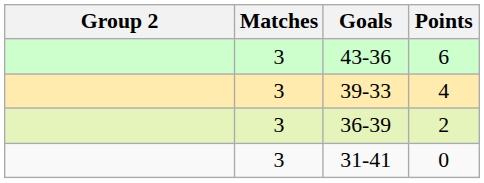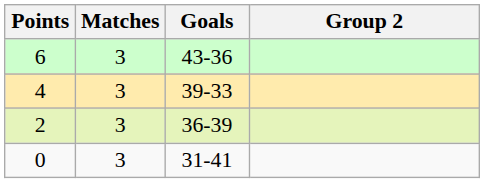columns swapped: (120, 21) <-> (444, 21)
